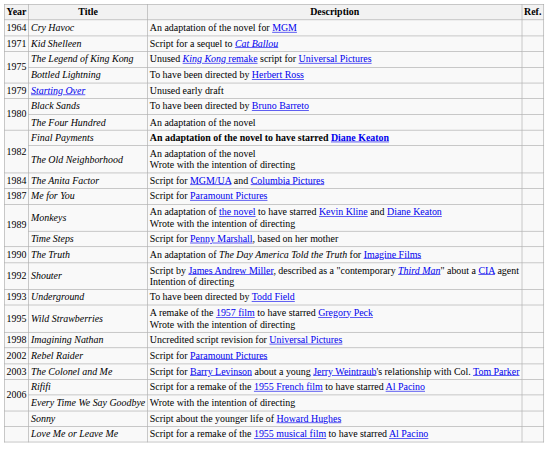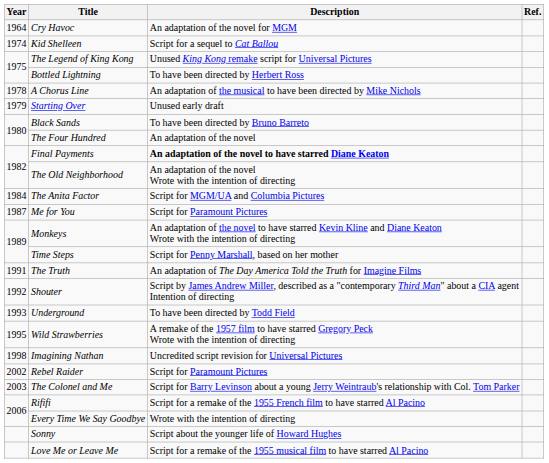(17, 43) 1971 -> (17, 43) 1974
+ row: (60, 91)
(17, 254) 1990 -> (17, 270) 1991
